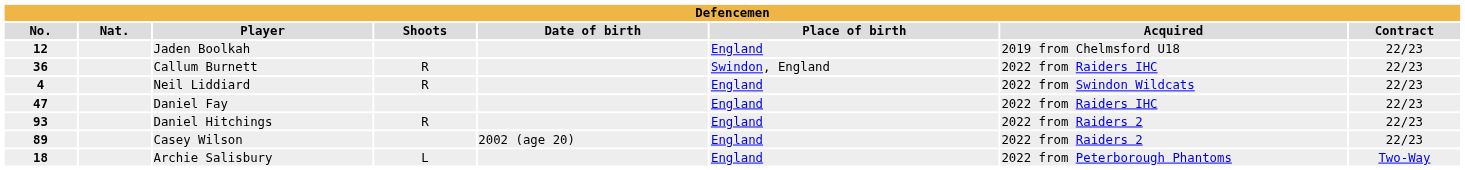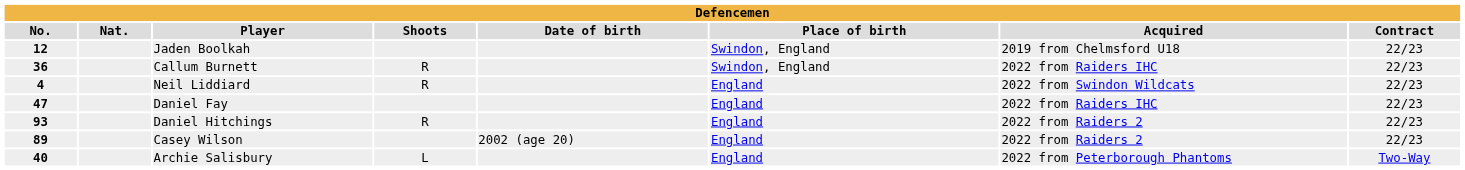(737, 49) England -> (770, 49) Swindon, England
(41, 157) 18 -> (41, 157) 40
